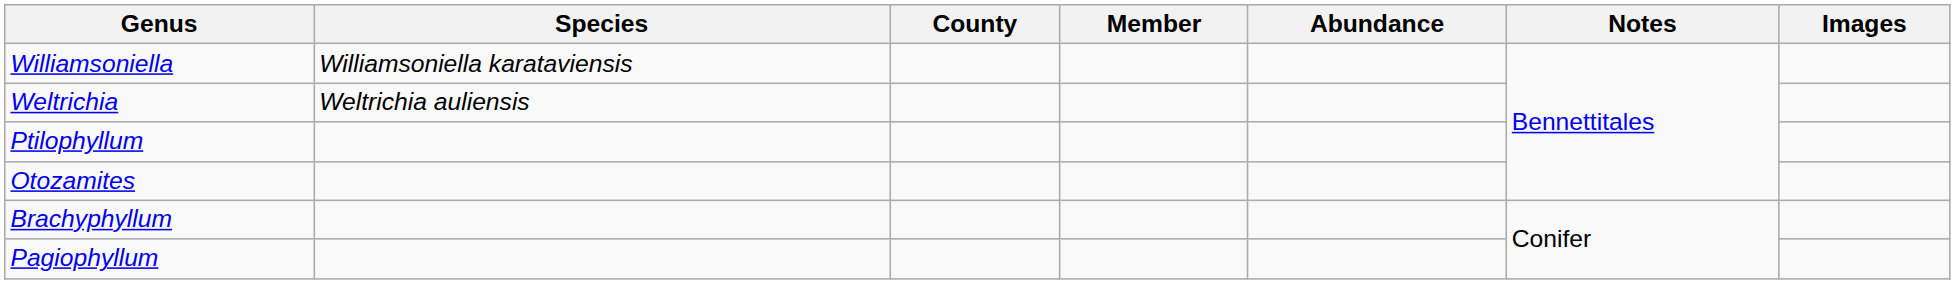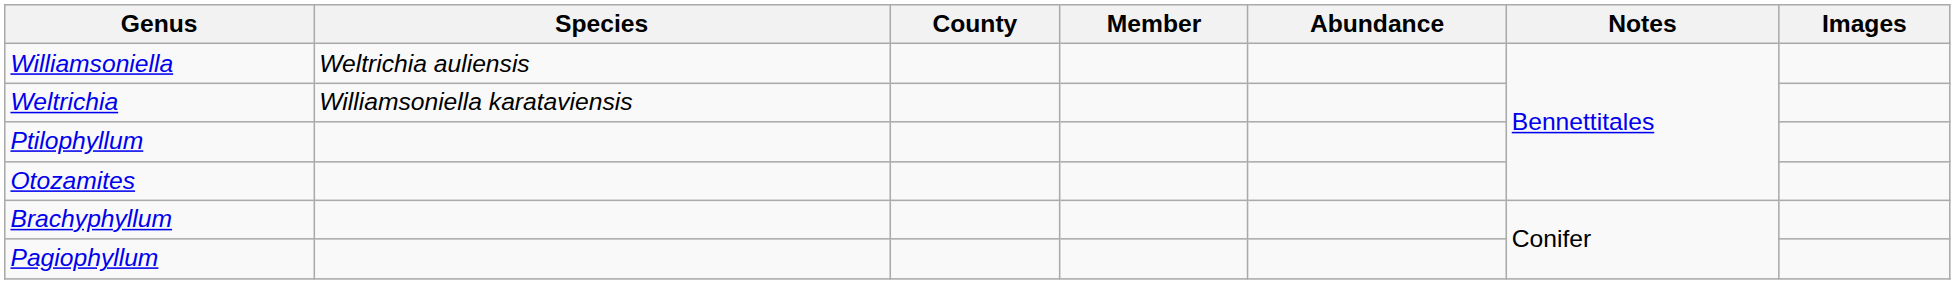(476, 63) Williamsoniella karataviensis -> (424, 63) Weltrichia auliensis
(424, 102) Weltrichia auliensis -> (476, 102) Williamsoniella karataviensis
